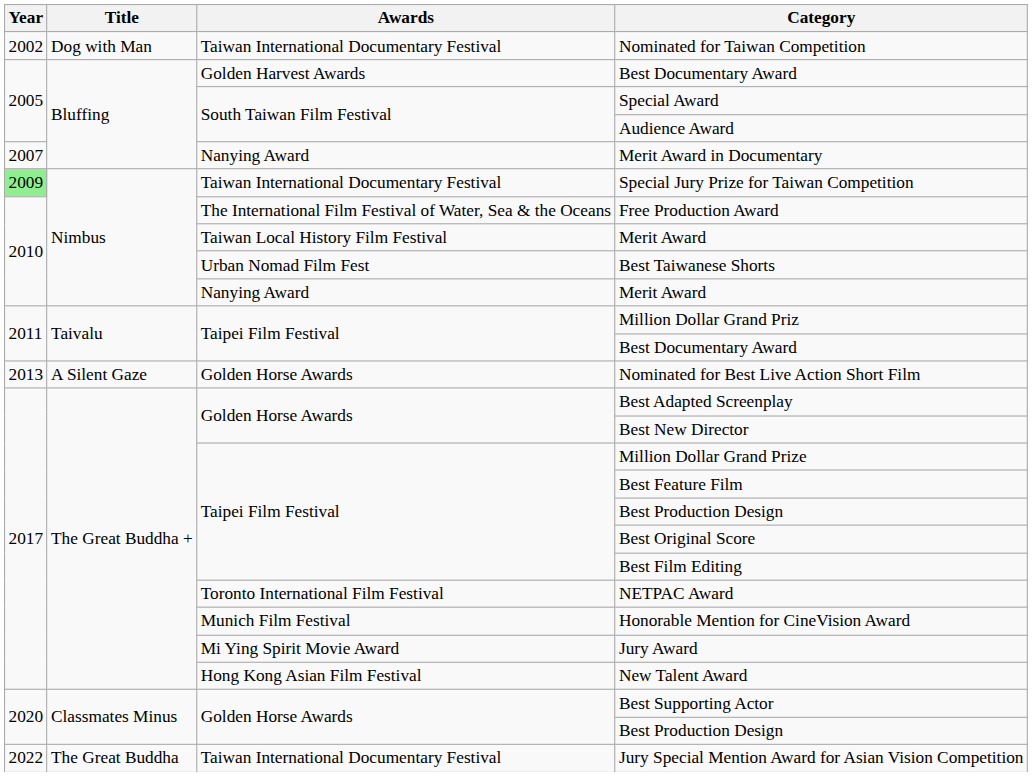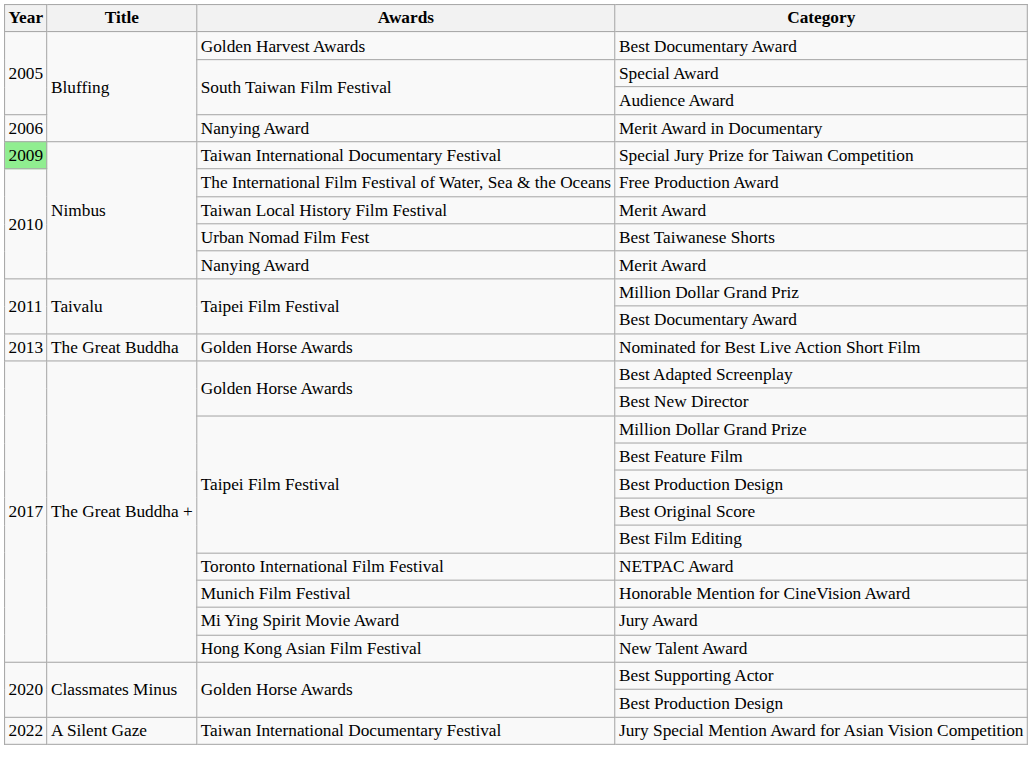- row: (351, 45)
(26, 155) 2007 -> (26, 127) 2006
(99, 374) A Silent Gaze -> (115, 347) The Great Buddha
(115, 758) The Great Buddha -> (99, 730) A Silent Gaze
